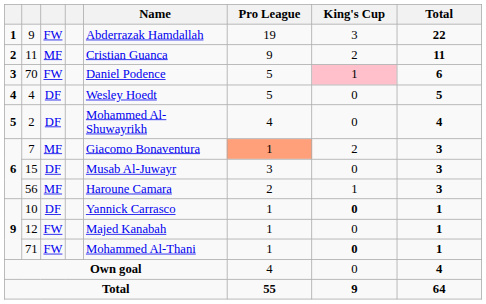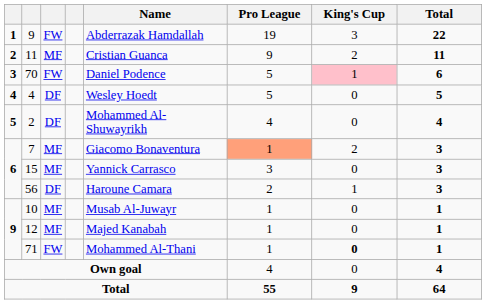(53, 169) DF -> (53, 169) MF
(131, 169) Musab Al-Juwayr -> (131, 169) Yannick Carrasco
(53, 189) MF -> (53, 189) DF
(53, 209) DF -> (53, 209) MF
(131, 209) Yannick Carrasco -> (131, 209) Musab Al-Juwayr
(354, 209) bold -> (354, 209) normal
(53, 229) FW -> (53, 229) MF
